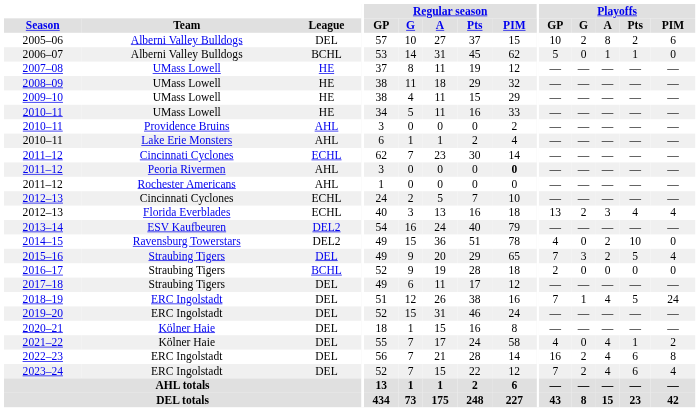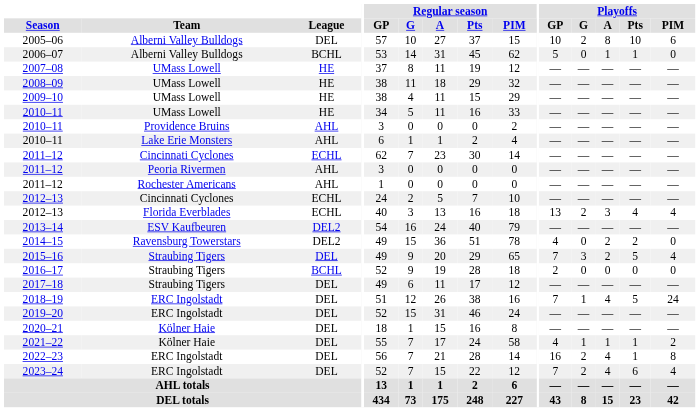(635, 40) 2 -> (635, 40) 10
(514, 169) bold -> (514, 169) normal
(635, 241) 10 -> (635, 241) 2
(584, 342) 0 -> (584, 342) 1
(608, 342) 4 -> (608, 342) 1
(635, 356) 6 -> (635, 356) 1
